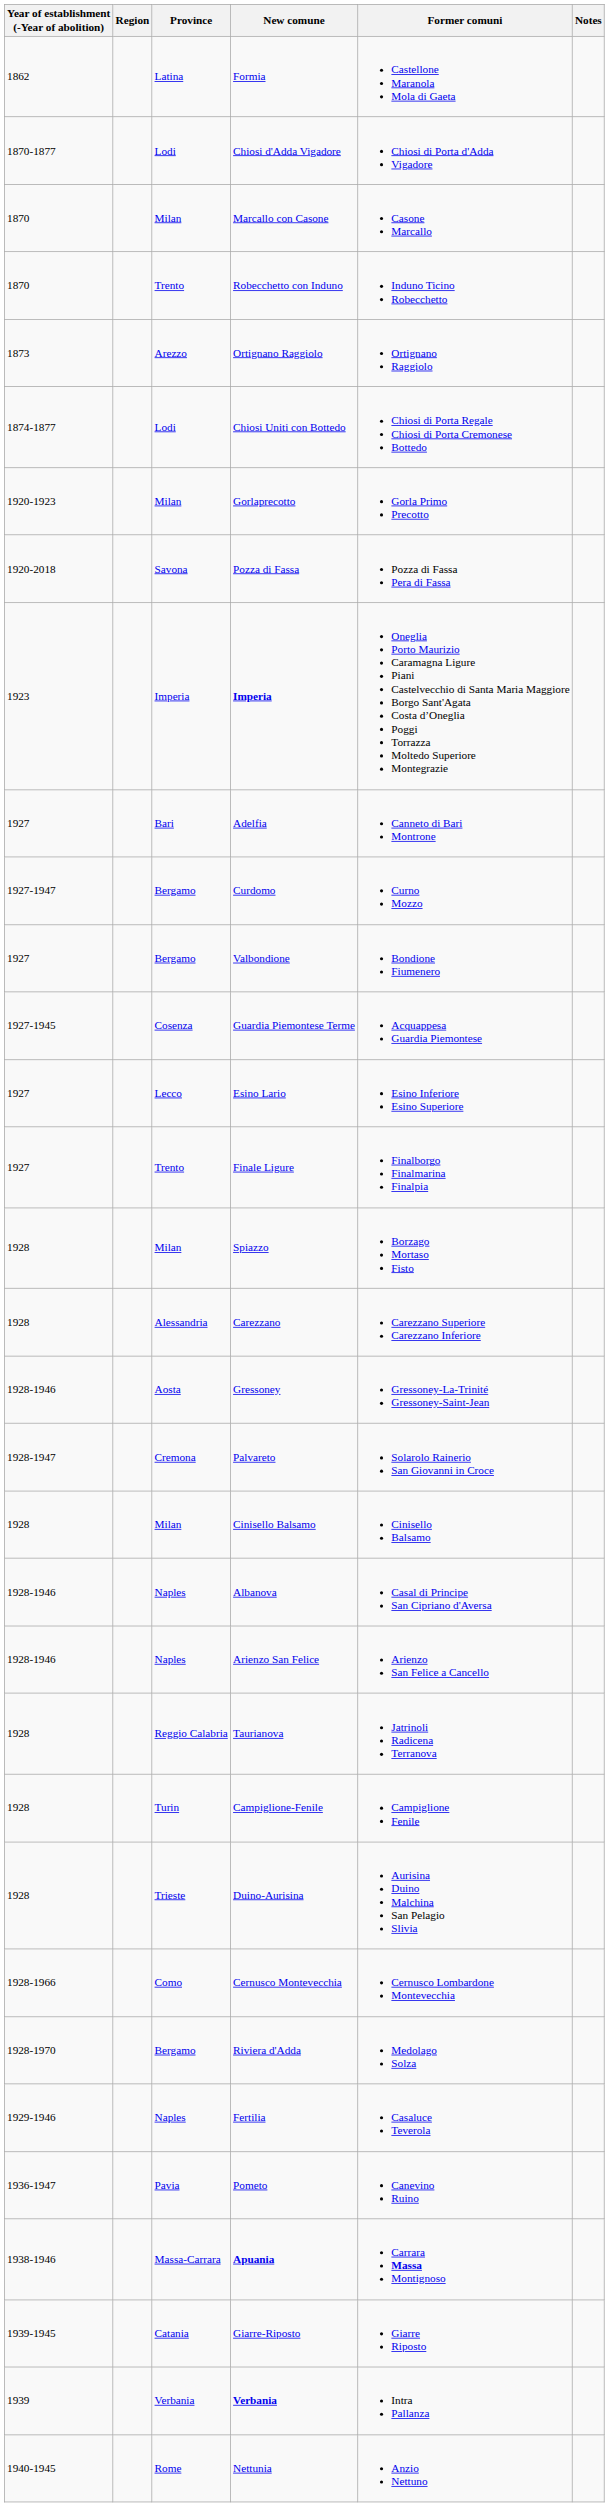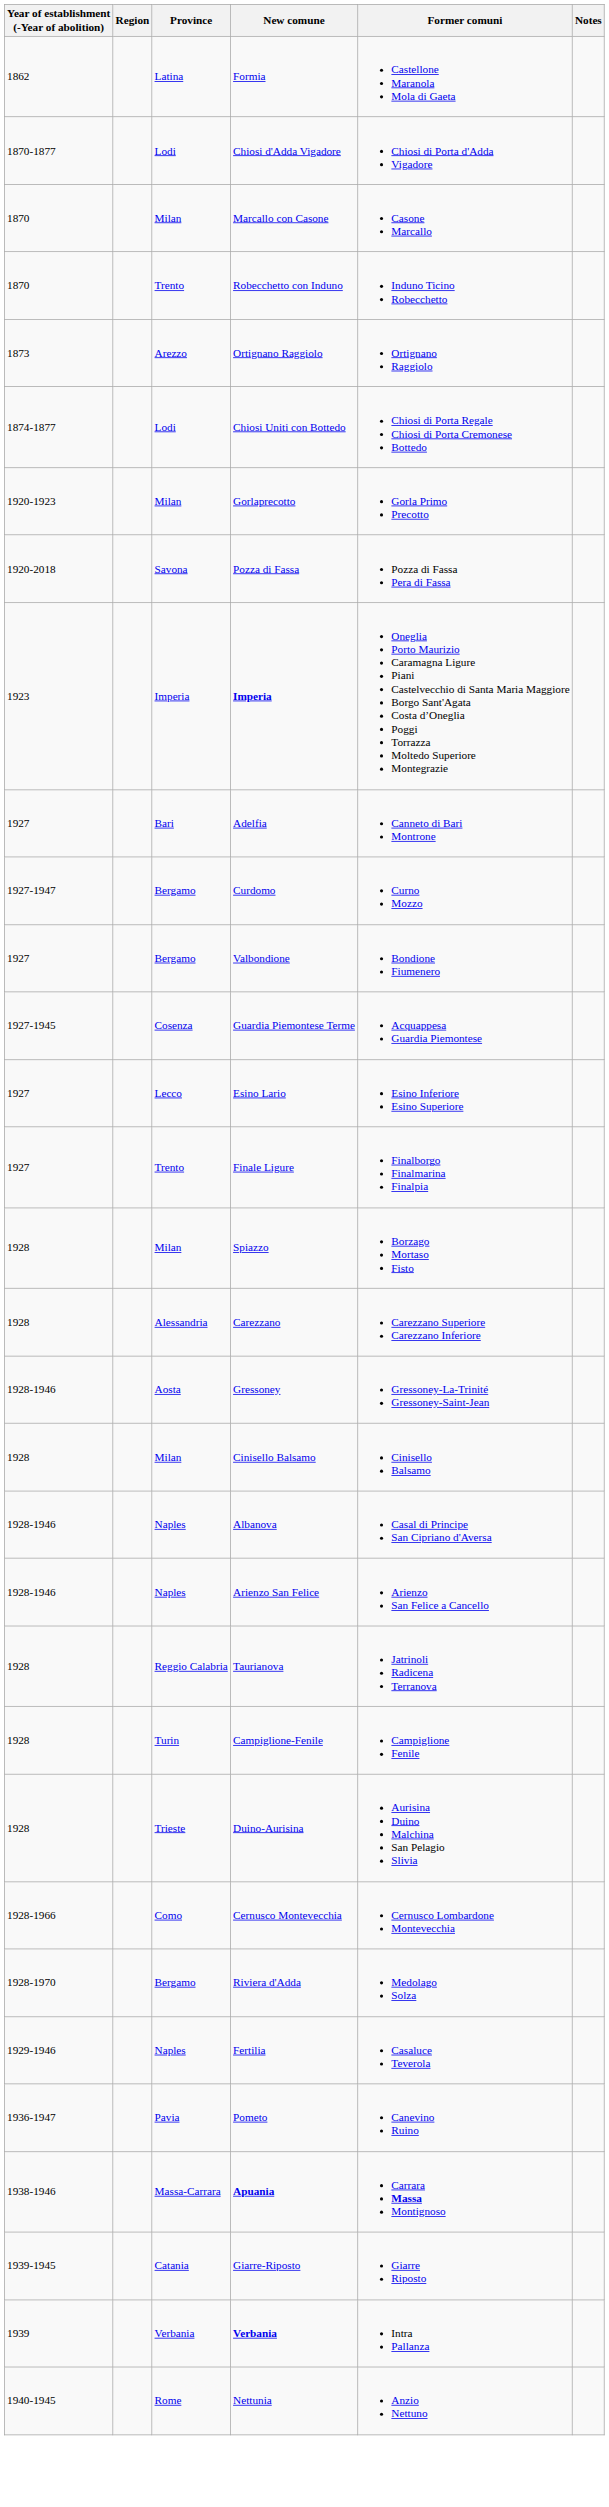- row: (254, 1457)
